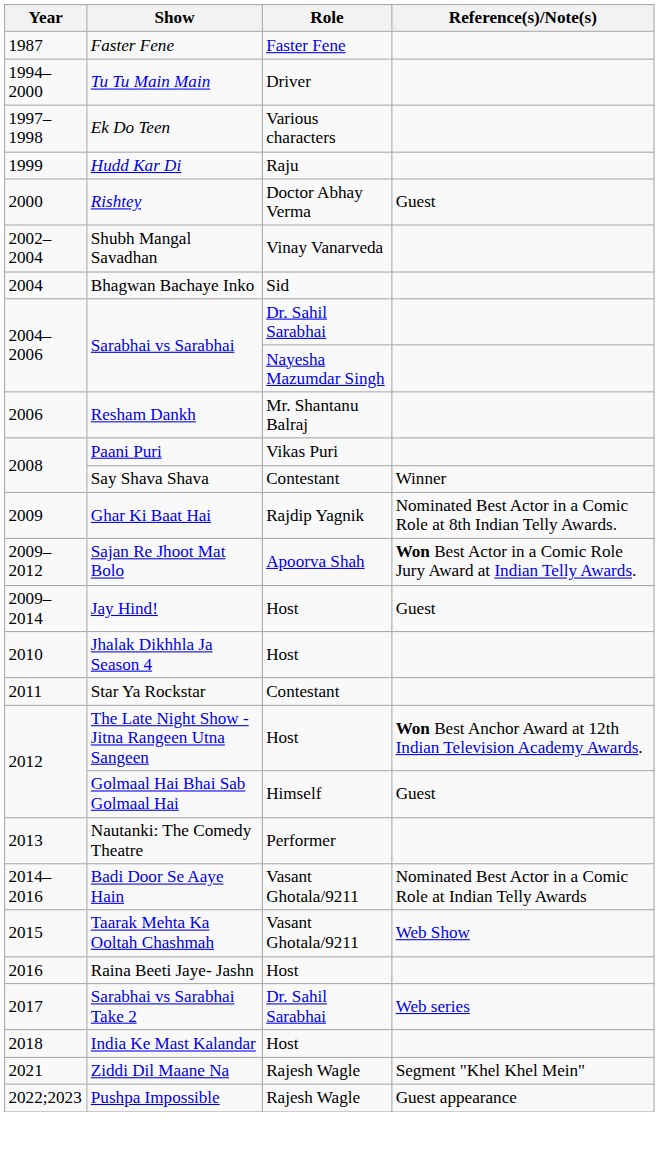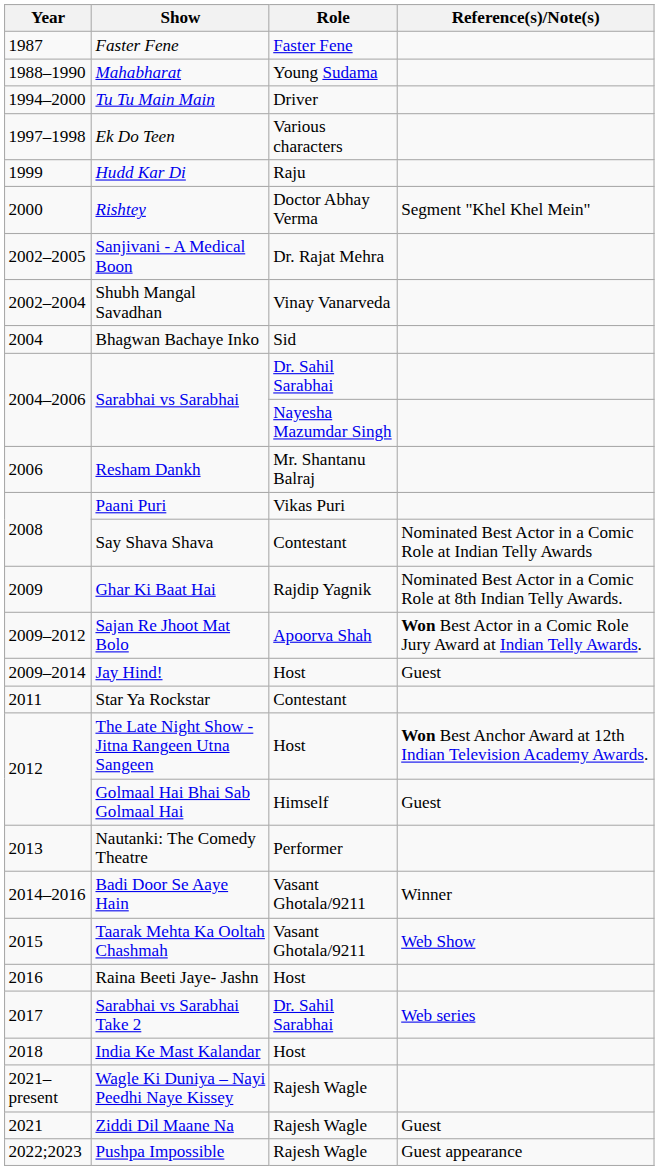+ row: (138, 72)
(416, 201) Guest -> (496, 209) Segment "Khel Khel Mein"
+ row: (170, 256)
(421, 478) Winner -> (517, 542) Nominated Best Actor in a Comic Role at Indian Telly Awards
- row: (152, 654)
(512, 886) Nominated Best Actor in a Comic Role at Indian Telly Awards -> (427, 894) Winner
+ row: (180, 1088)
(490, 1070) Segment "Khel Khel Mein" -> (421, 1124) Guest
